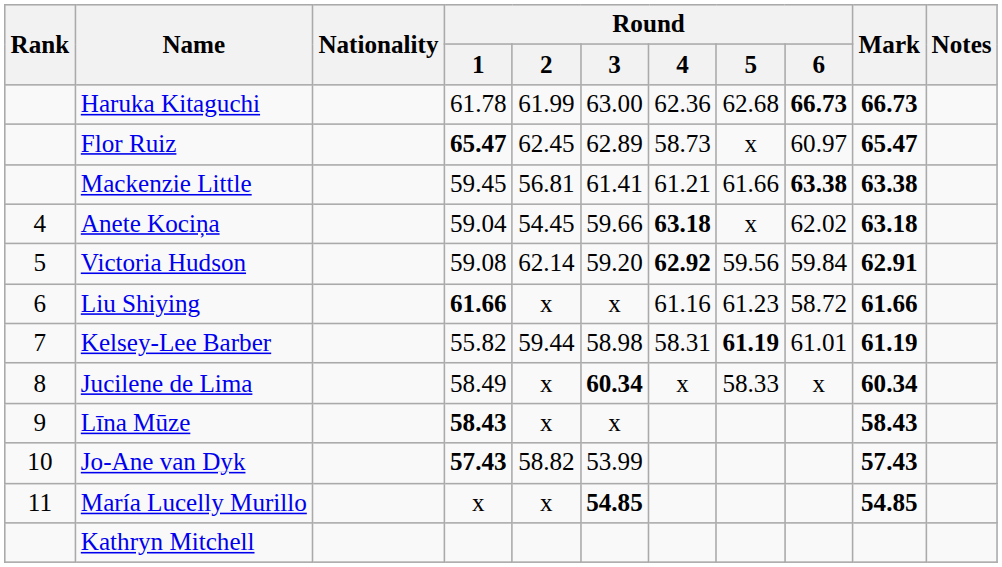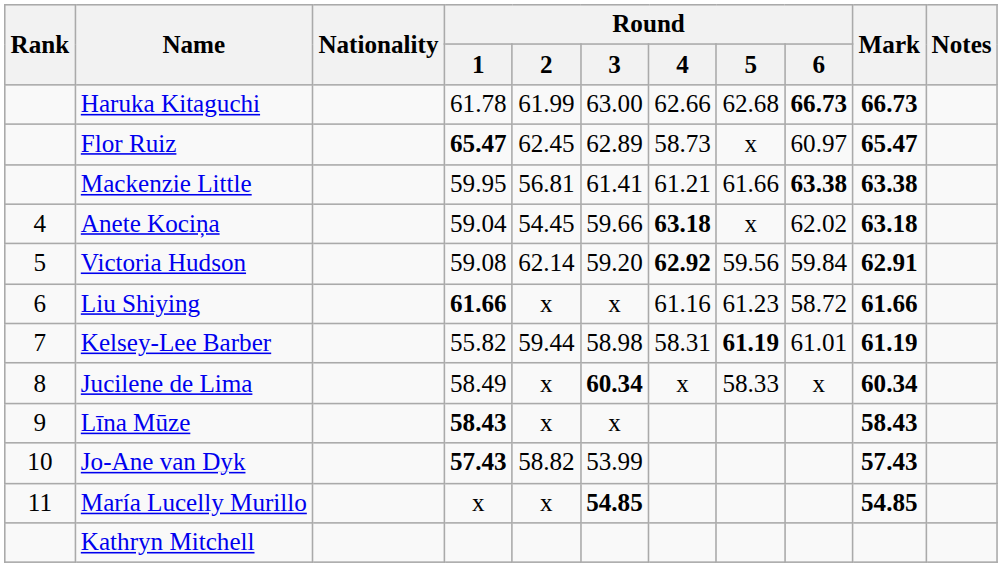(683, 104) 62.36 -> (683, 104) 62.66
(478, 183) 59.45 -> (478, 183) 59.95
